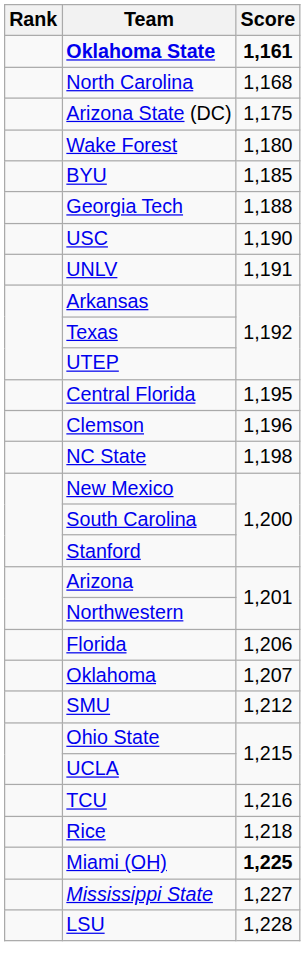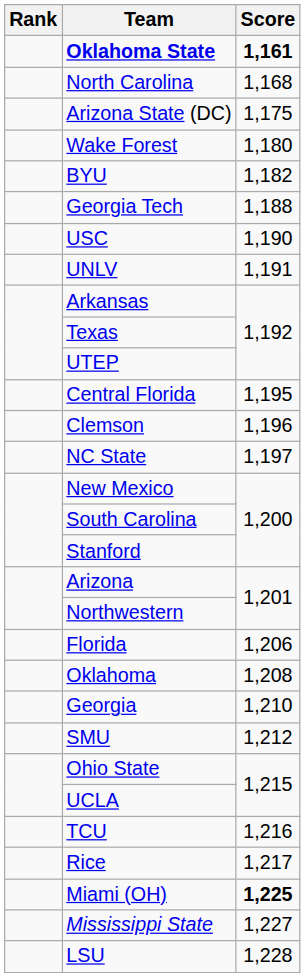(268, 176) 1,185 -> (268, 176) 1,182
(268, 457) 1,198 -> (268, 457) 1,197
(268, 675) 1,207 -> (268, 675) 1,208
+ row: (101, 706)
(268, 831) 1,218 -> (268, 862) 1,217
